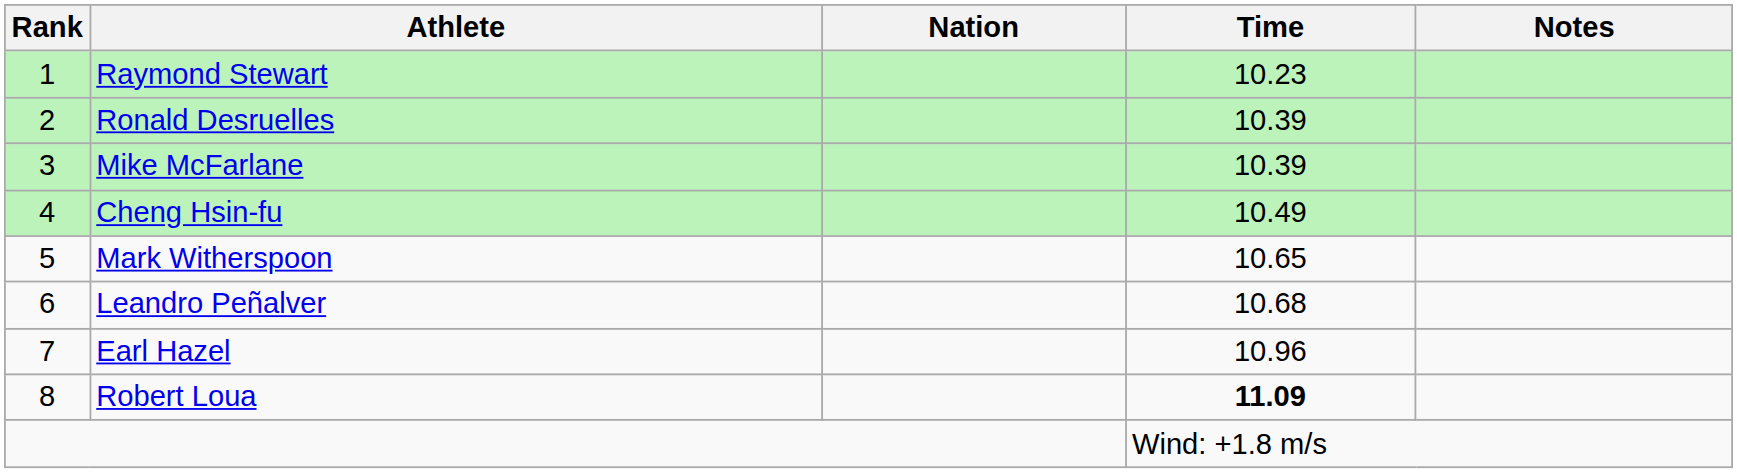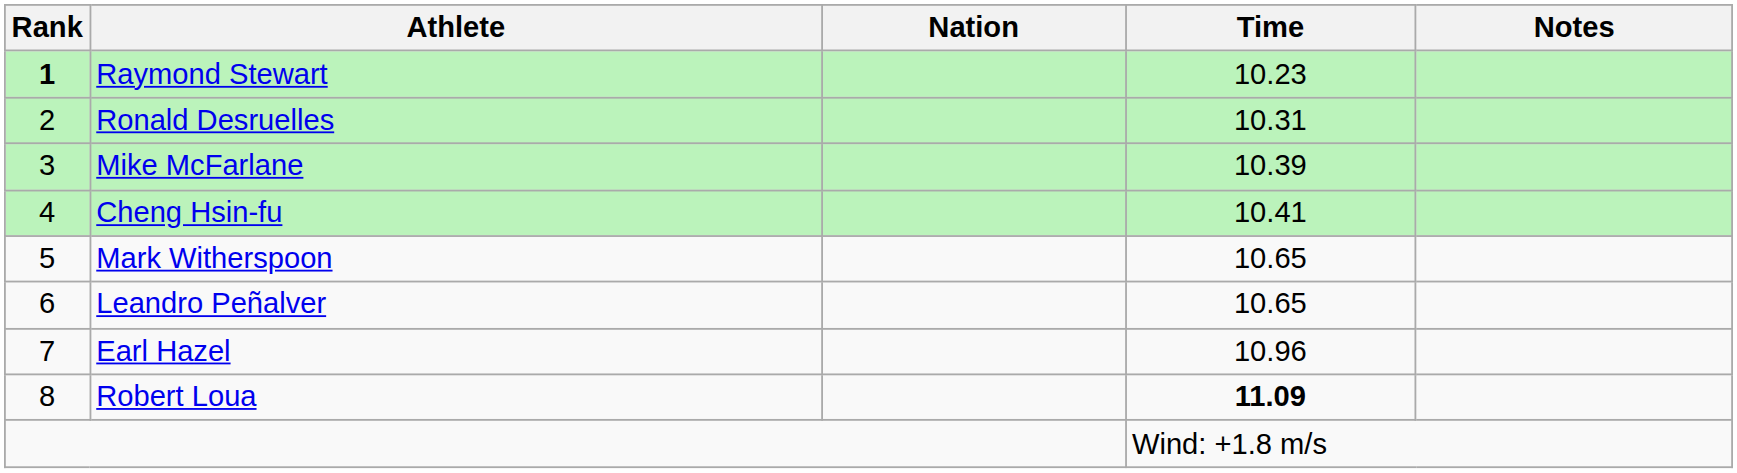(47, 73) normal -> (47, 73) bold
(1270, 119) 10.39 -> (1270, 119) 10.31
(1270, 212) 10.49 -> (1270, 212) 10.41
(1270, 304) 10.68 -> (1270, 304) 10.65
